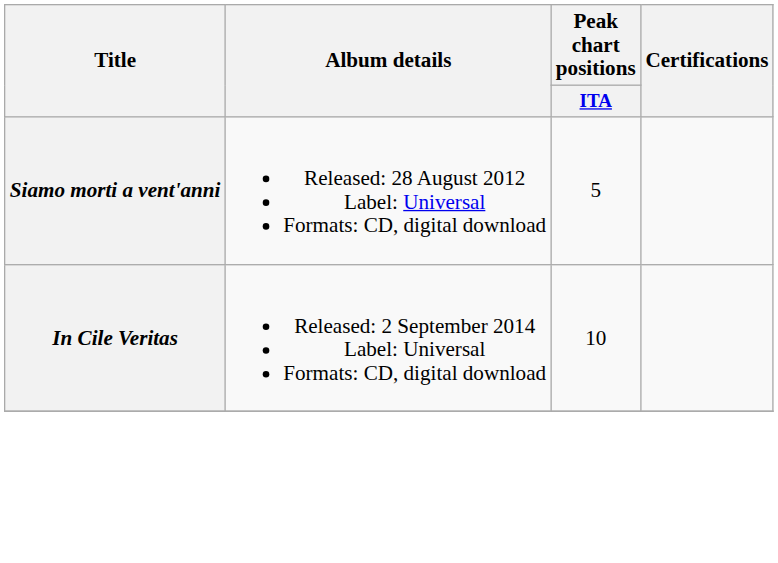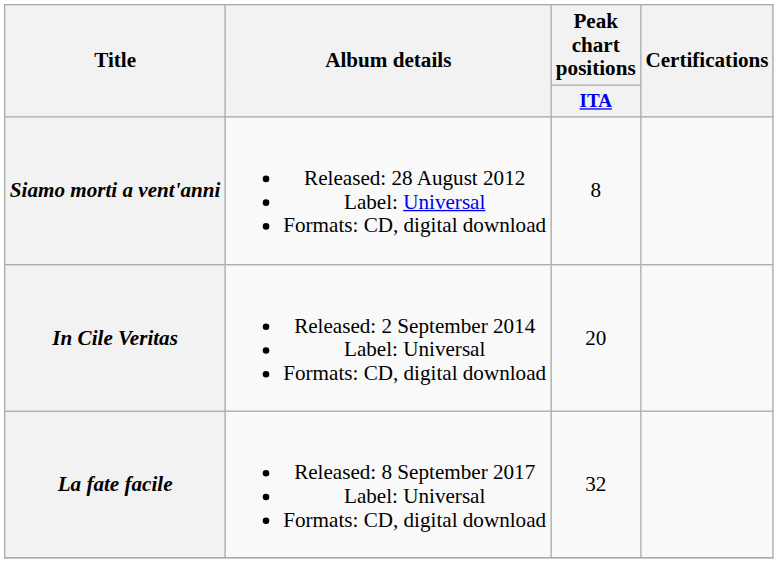(596, 190) 5 -> (596, 190) 8
(596, 337) 10 -> (596, 337) 20
+ row: (115, 484)
